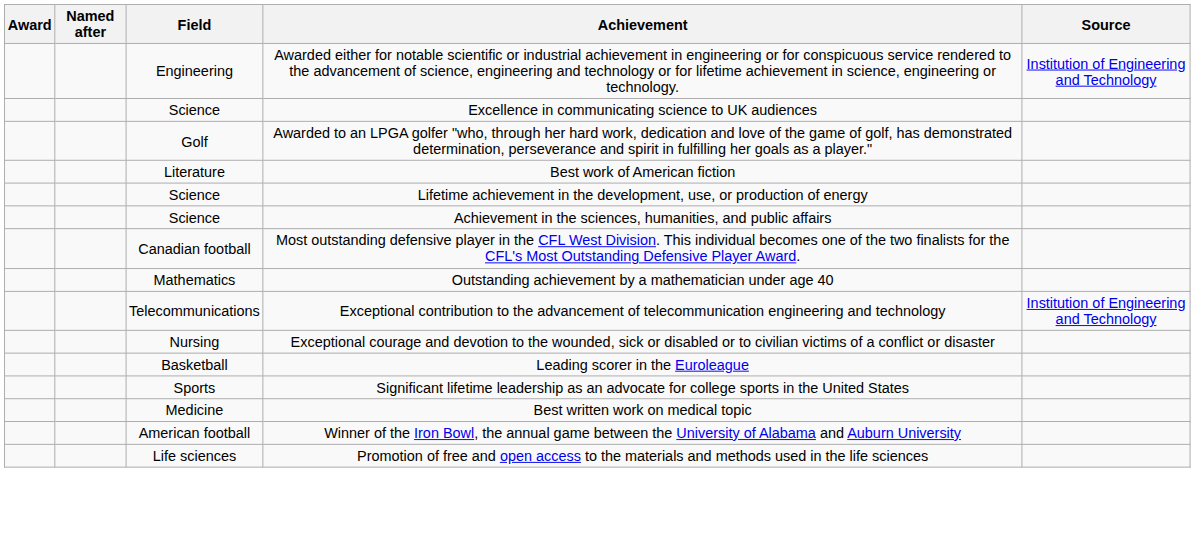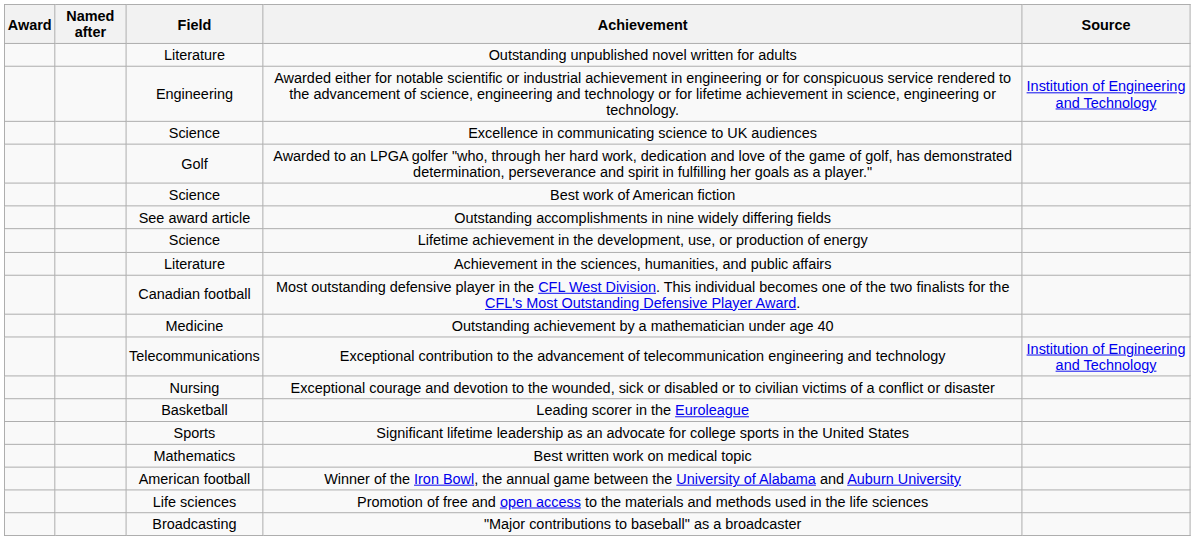+ row: (643, 55)
(194, 172) Literature -> (194, 195) Science
+ row: (643, 218)
(194, 218) Science -> (194, 264) Literature
(194, 280) Mathematics -> (194, 325) Medicine
(194, 410) Medicine -> (194, 456) Mathematics
+ row: (643, 524)
